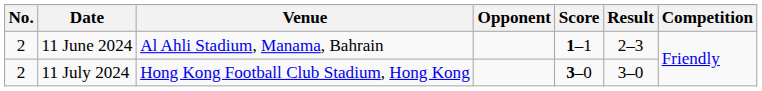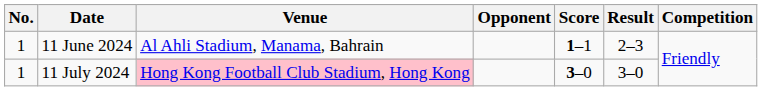(21, 45) 2 -> (21, 45) 1
(21, 72) 2 -> (21, 72) 1
(305, 72) no background -> (305, 72) pink background
